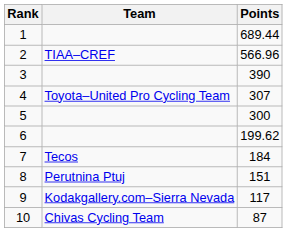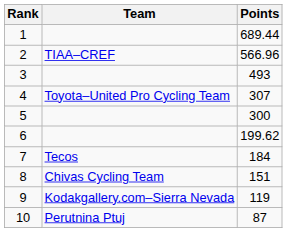(260, 75) 390 -> (260, 75) 493
(85, 177) Perutnina Ptuj -> (104, 177) Chivas Cycling Team
(260, 197) 117 -> (260, 197) 119
(104, 217) Chivas Cycling Team -> (85, 217) Perutnina Ptuj
